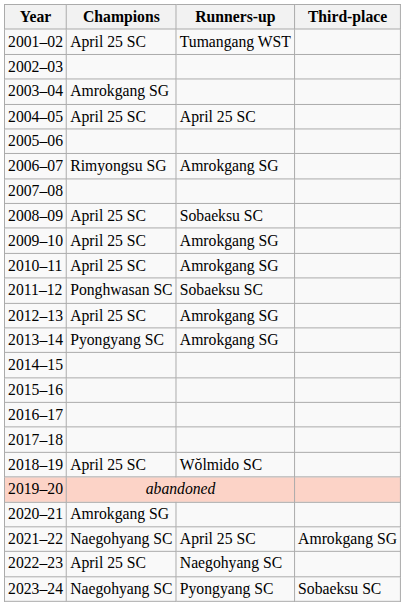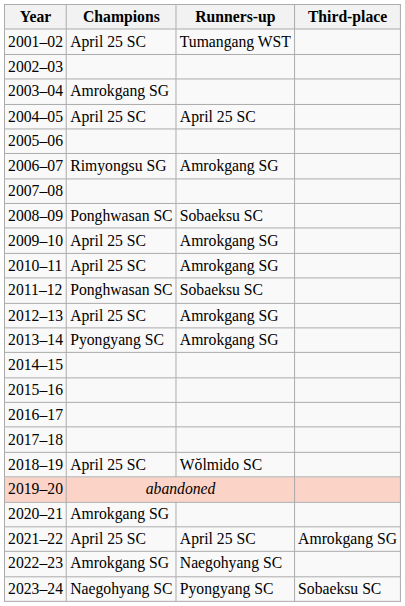(108, 215) April 25 SC -> (121, 215) Ponghwasan SC
(121, 539) Naegohyang SC -> (108, 539) April 25 SC
(108, 564) April 25 SC -> (120, 564) Amrokgang SG
